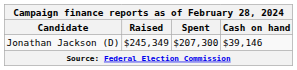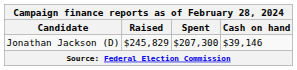(146, 42) $245,349 -> (146, 42) $245,829
